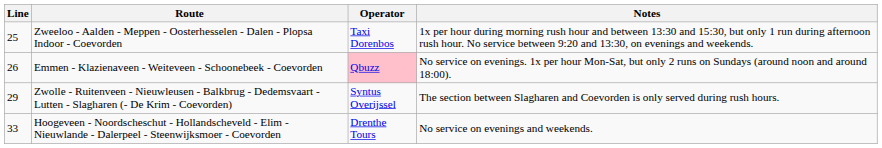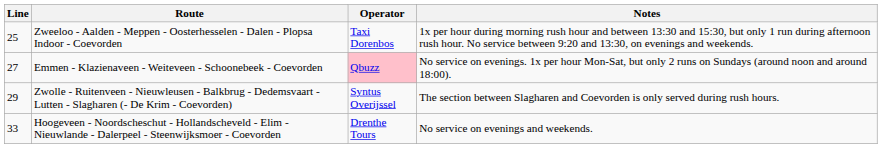(13, 67) 26 -> (13, 67) 27
